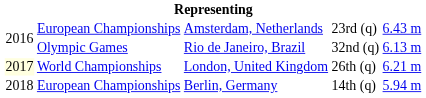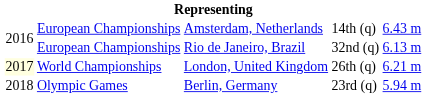(354, 28) 23rd (q) -> (354, 28) 14th (q)
(82, 47) Olympic Games -> (109, 47) European Championships
(109, 86) European Championships -> (82, 86) Olympic Games
(354, 86) 14th (q) -> (354, 86) 23rd (q)
